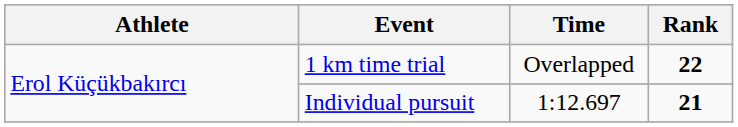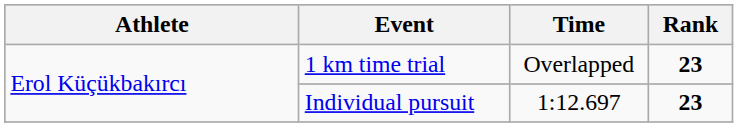(690, 63) 22 -> (690, 63) 23
(690, 102) 21 -> (690, 102) 23
